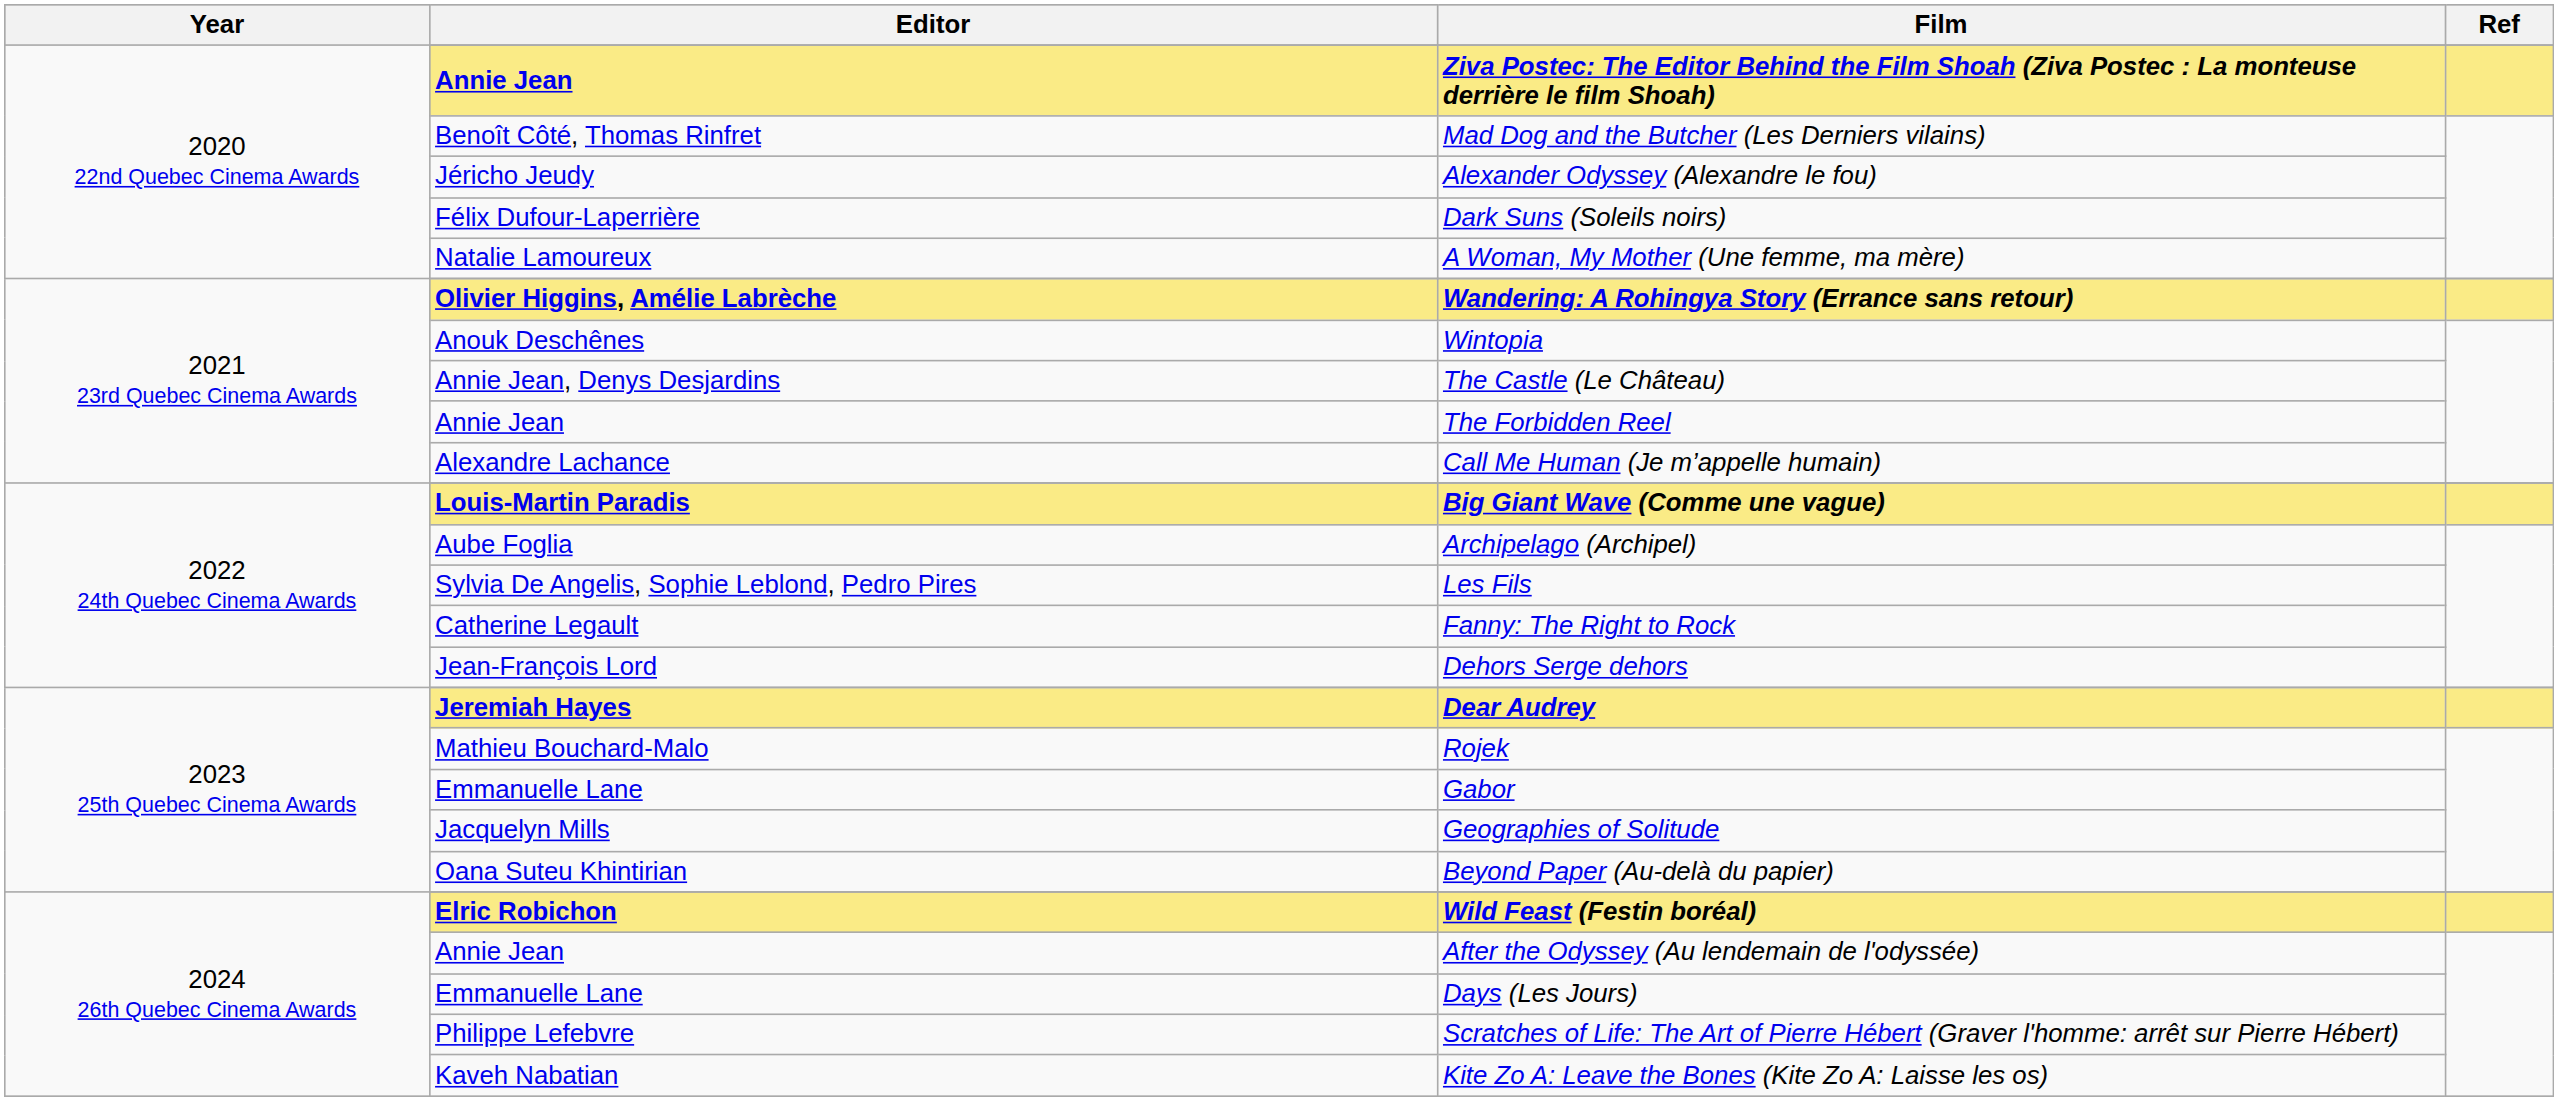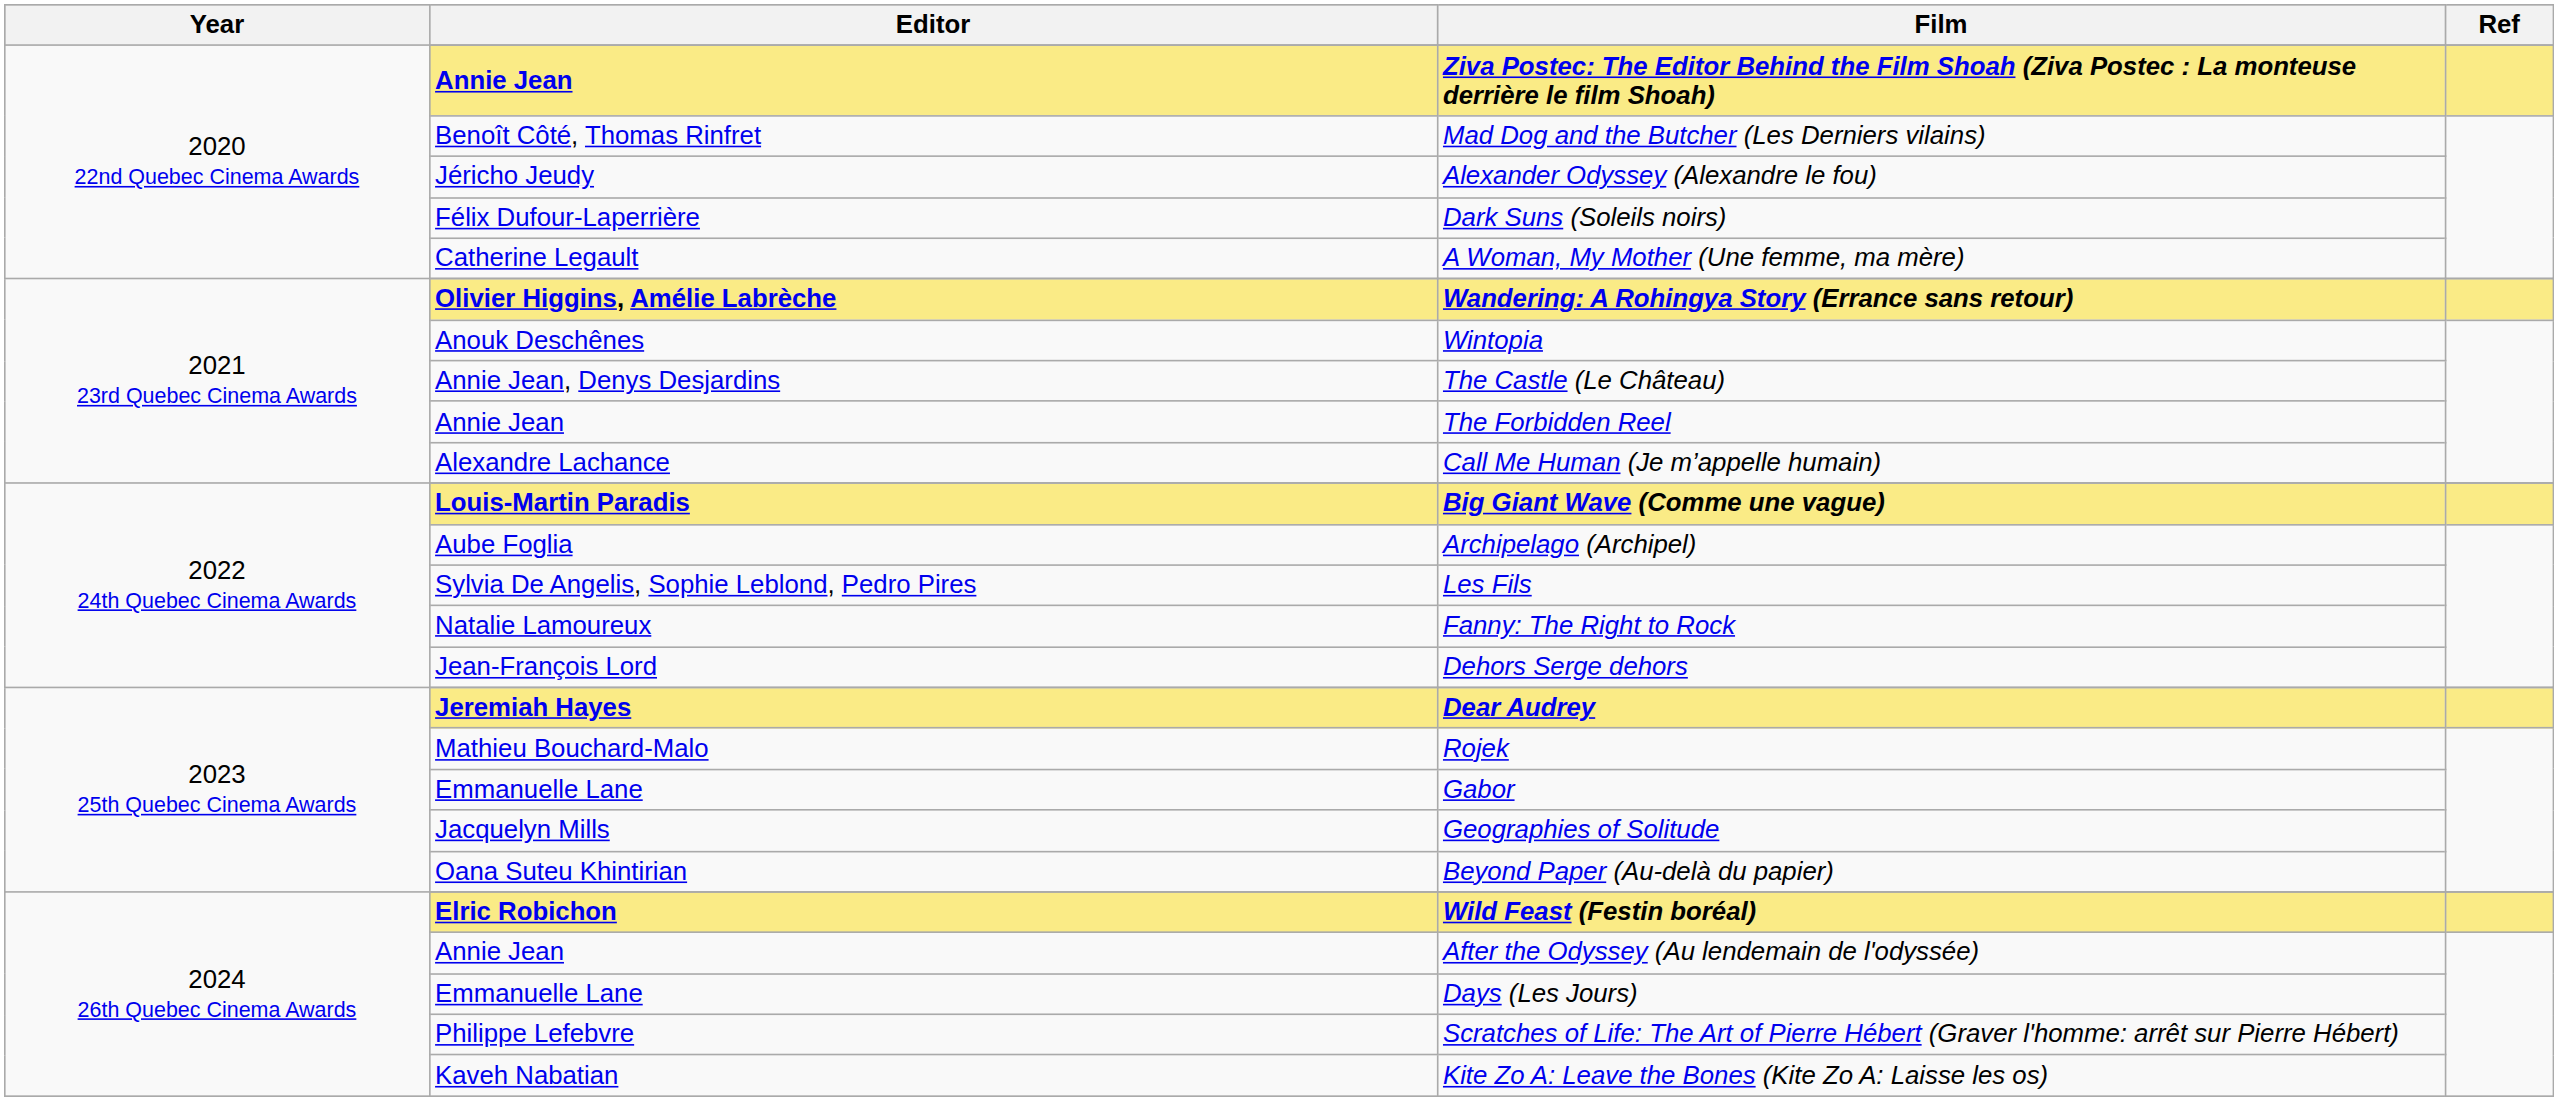(543, 258) Natalie Lamoureux -> (537, 258) Catherine Legault
(537, 625) Catherine Legault -> (543, 625) Natalie Lamoureux
